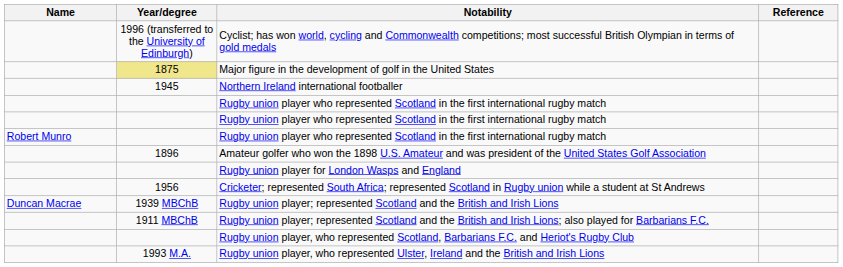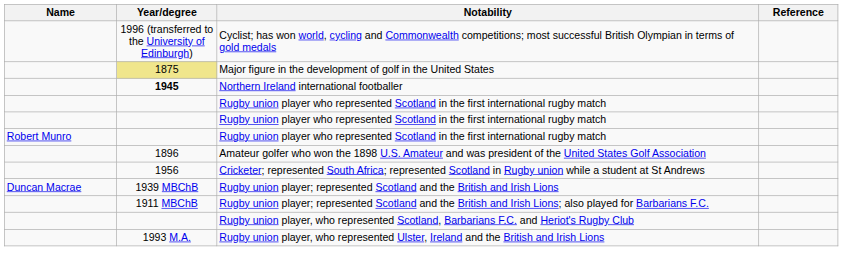(167, 86) normal -> (167, 86) bold
- row: (61, 170)
